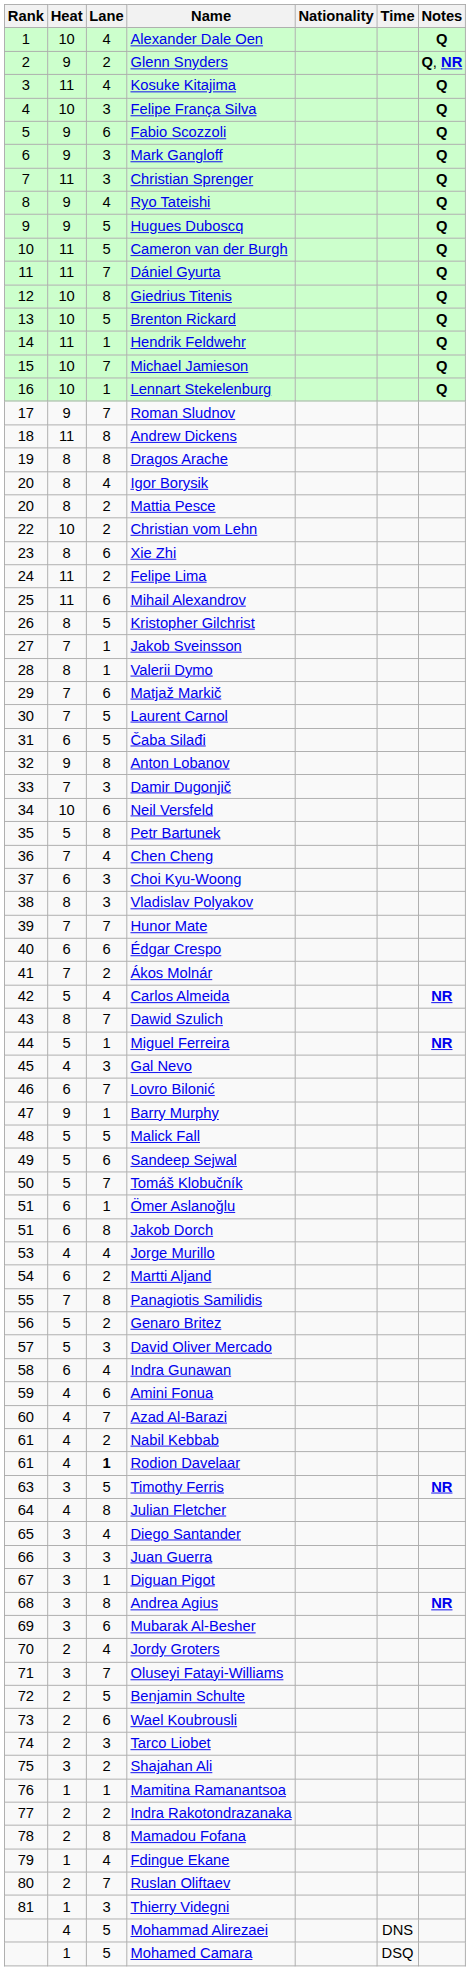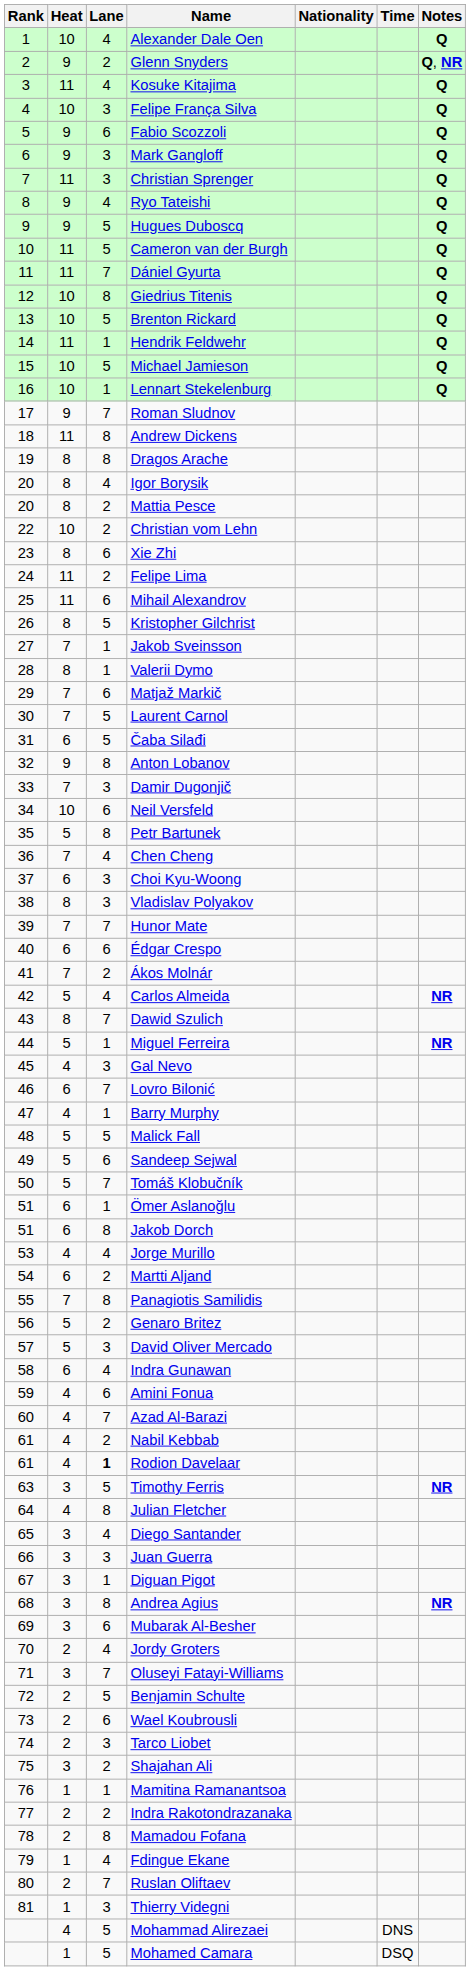(107, 366) 7 -> (107, 366) 5
(67, 1113) 9 -> (67, 1113) 4
